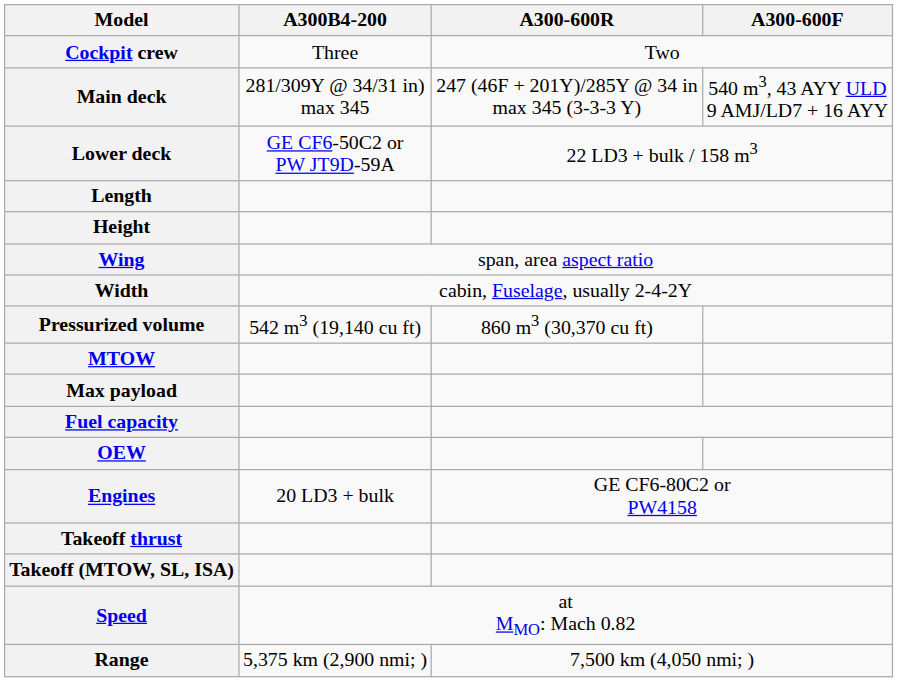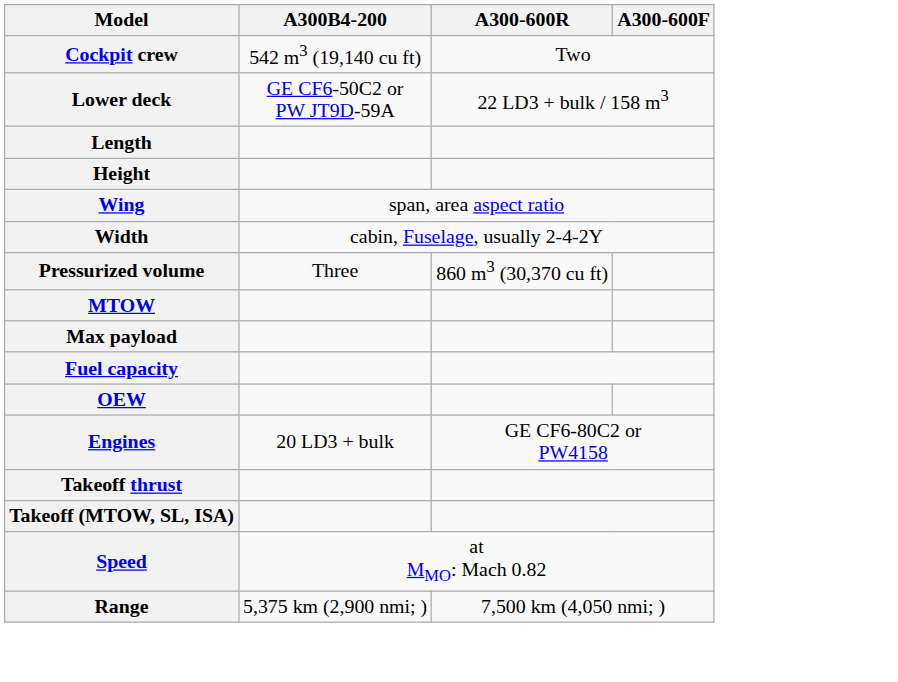(335, 51) Three -> (335, 54) 542 m3 (19,140 cu ft)
- row: (122, 96)
(335, 324) 542 m3 (19,140 cu ft) -> (335, 270) Three
